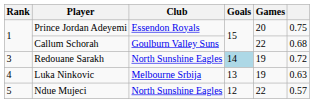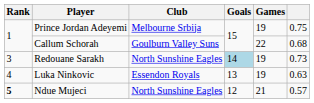(166, 28) Essendon Royals -> (166, 28) Melbourne Srbija
(261, 28) 20 -> (261, 28) 19
(298, 59) 0.72 -> (298, 59) 0.73
(166, 75) Melbourne Srbija -> (166, 75) Essendon Royals
(9, 91) normal -> (9, 91) bold
(261, 91) 22 -> (261, 91) 21
